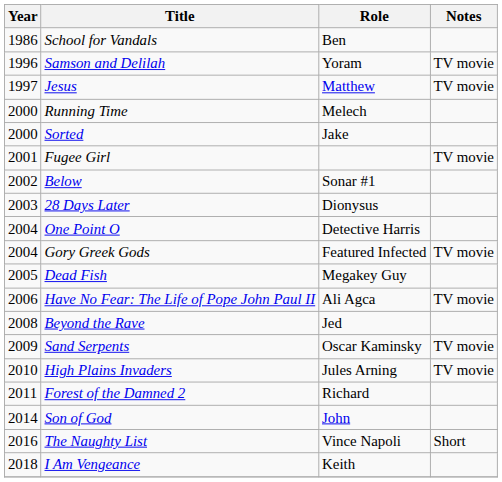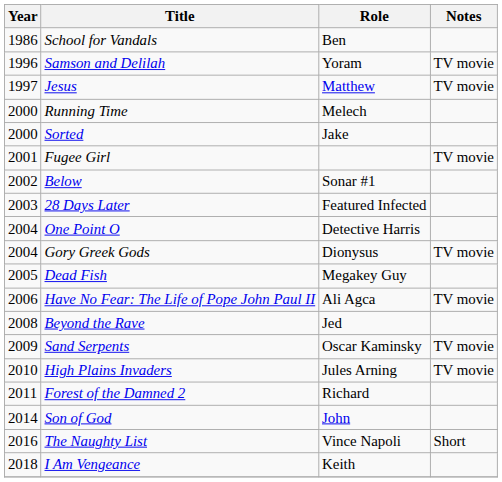(350, 205) Dionysus -> (374, 205) Featured Infected
(374, 252) Featured Infected -> (350, 252) Dionysus
